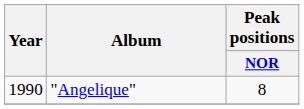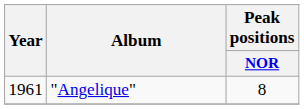(26, 89) 1990 -> (26, 89) 1961
